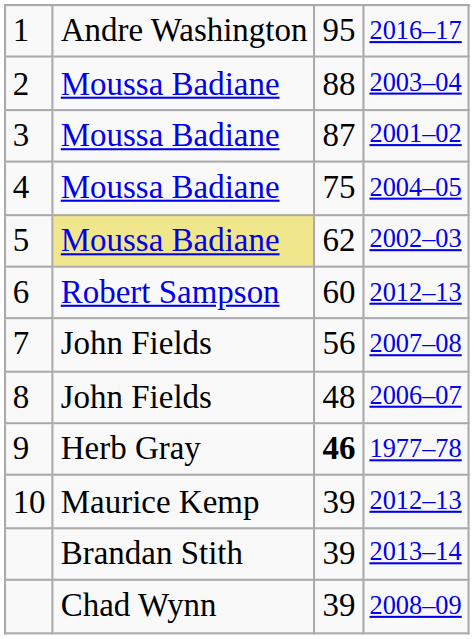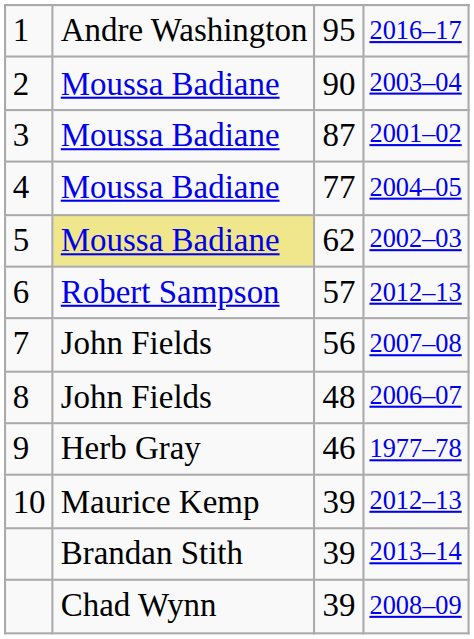(339, 82) 88 -> (339, 82) 90
(339, 187) 75 -> (339, 187) 77
(339, 291) 60 -> (339, 291) 57
(339, 448) bold -> (339, 448) normal
